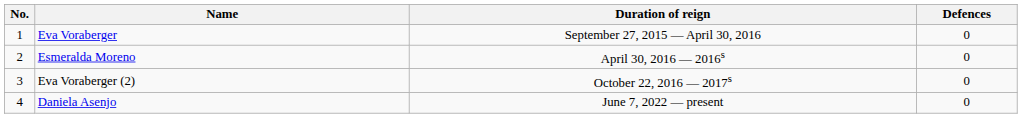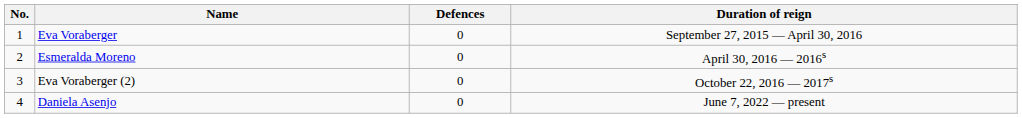columns swapped: (663, 14) <-> (967, 14)
